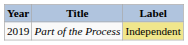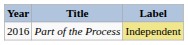(18, 31) 2019 -> (18, 31) 2016
